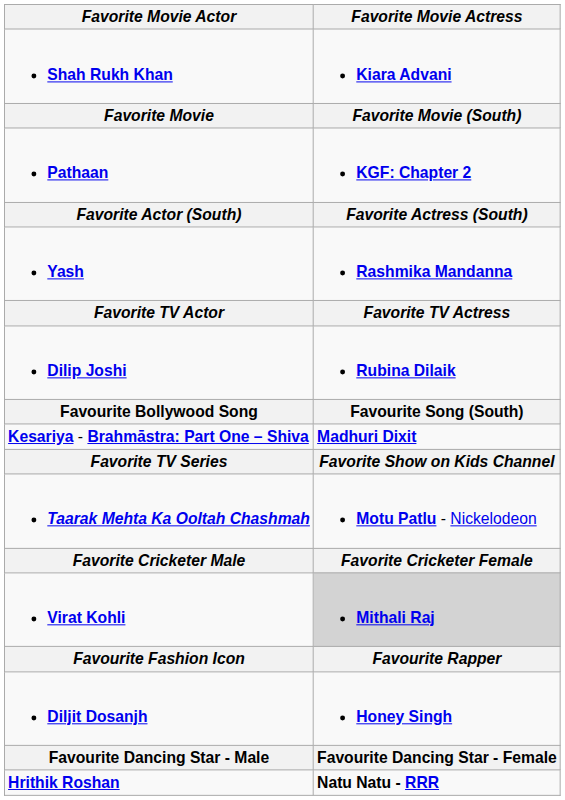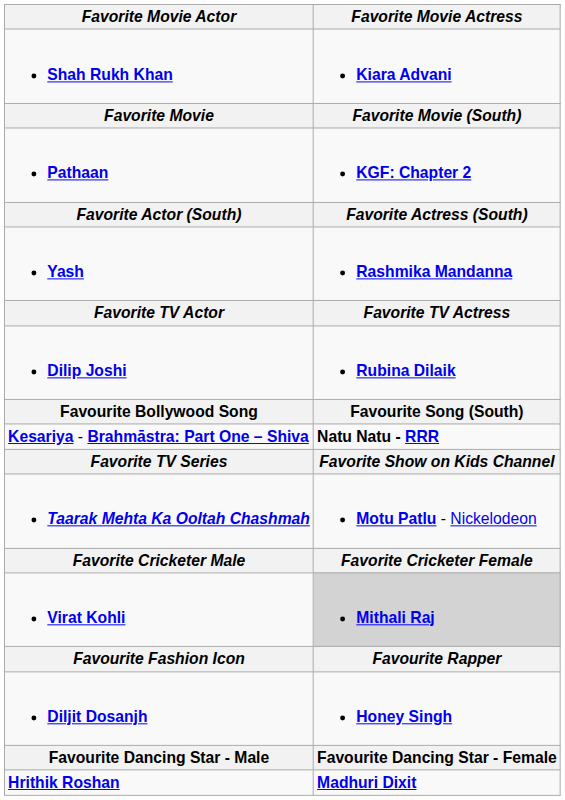(367, 436) Madhuri Dixit -> (378, 436) Natu Natu - RRR
(378, 782) Natu Natu - RRR -> (367, 782) Madhuri Dixit
